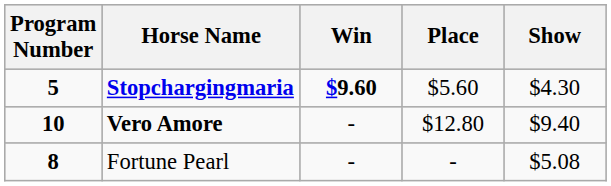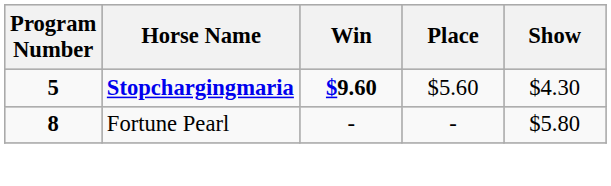- row: (165, 124)
(555, 162) $5.08 -> (555, 124) $5.80
